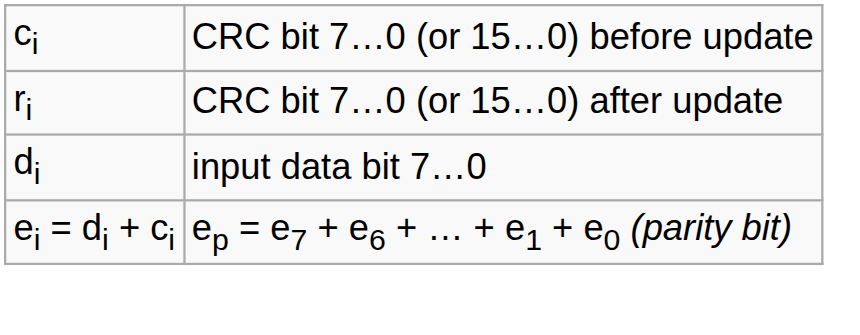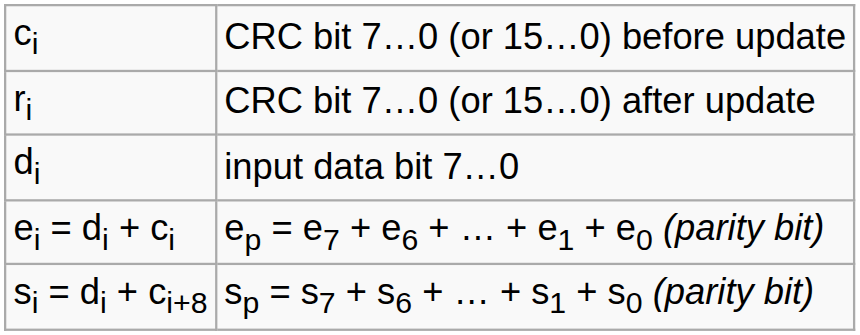+ row: (111, 297)
